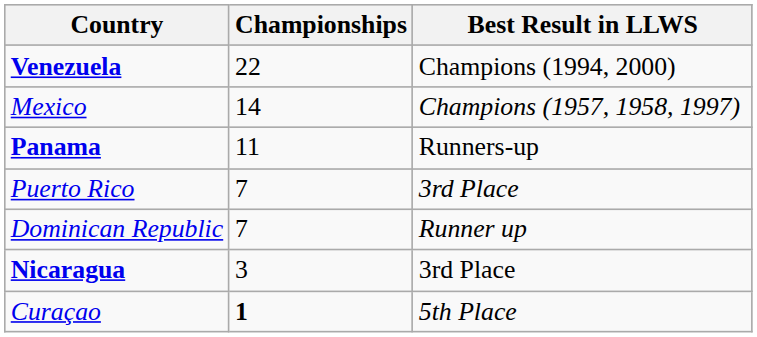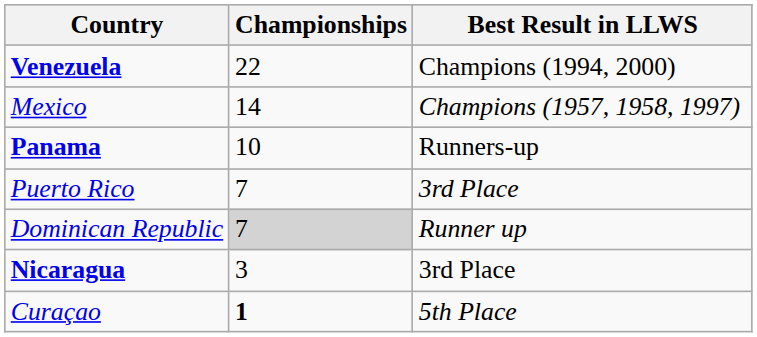(247, 147) 11 -> (248, 147) 10
(242, 229) no background -> (242, 229) lightgrey background
